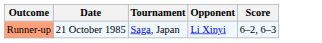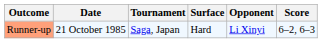+ column: (207, 12)
